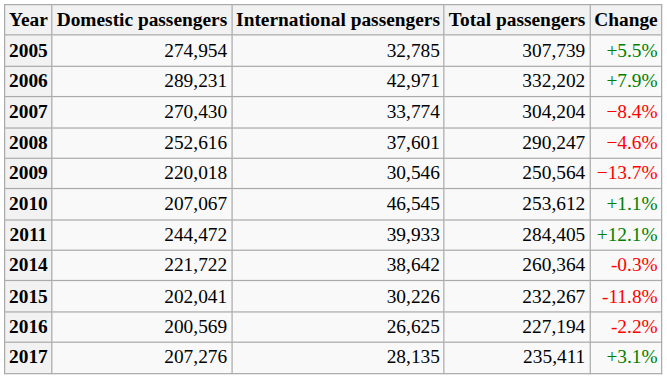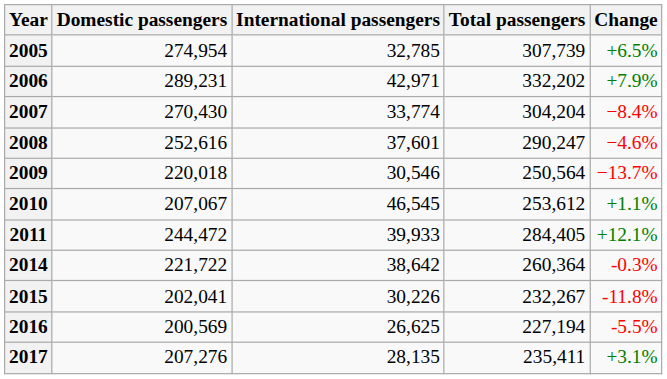(632, 50) +5.5% -> (632, 50) +6.5%
(634, 326) -2.2% -> (634, 326) -5.5%
